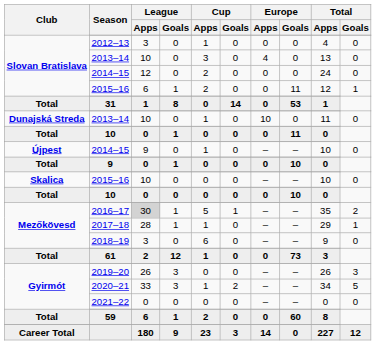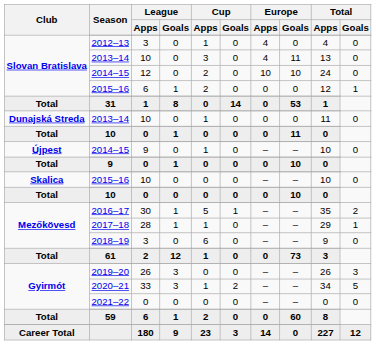(266, 43) 0 -> (266, 43) 4
(296, 58) 0 -> (296, 58) 11
(266, 73) 0 -> (266, 73) 10
(296, 73) 0 -> (296, 73) 10
(296, 89) 11 -> (296, 89) 0
(266, 119) 10 -> (266, 119) 0
(146, 210) lightgrey background -> (146, 210) no background
